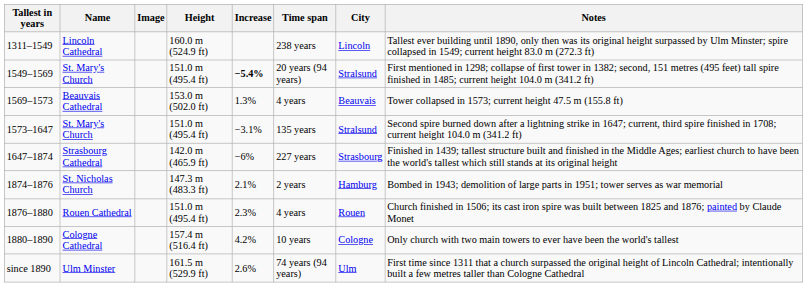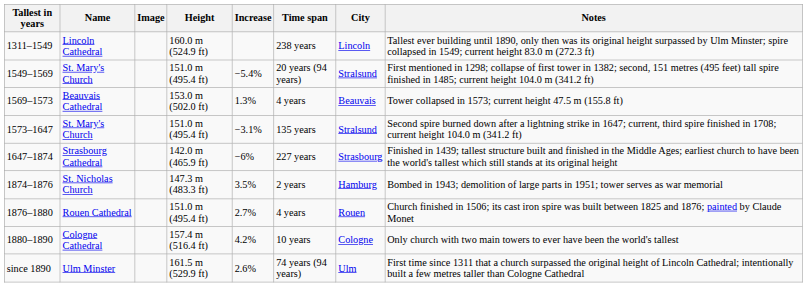(249, 73) bold -> (248, 73) normal
(245, 184) 2.1% -> (245, 184) 3.5%
(245, 212) 2.3% -> (245, 212) 2.7%
